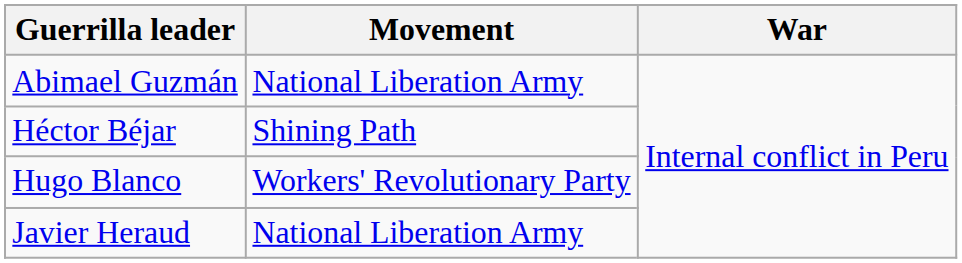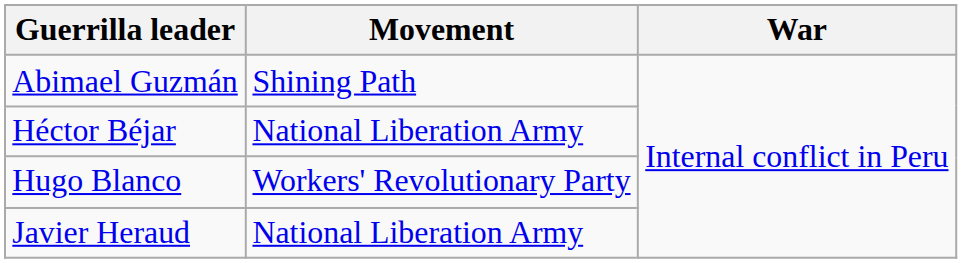(418, 80) National Liberation Army -> (334, 80) Shining Path
(334, 130) Shining Path -> (418, 130) National Liberation Army
